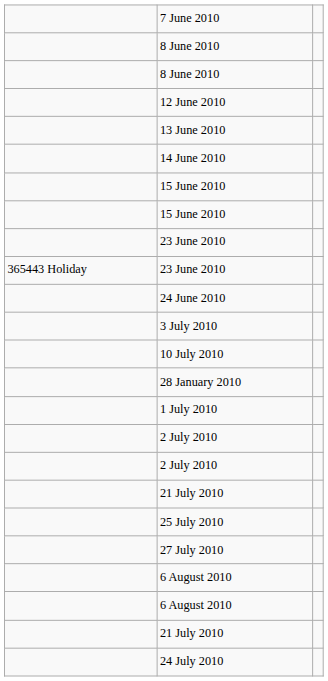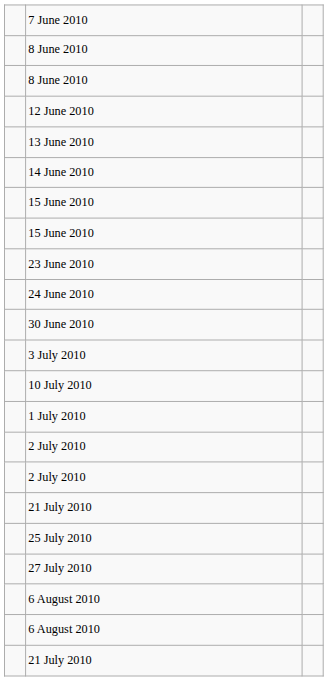- row: (47, 270)
+ row: (15, 325)
- row: (81, 382)
- row: (81, 662)
